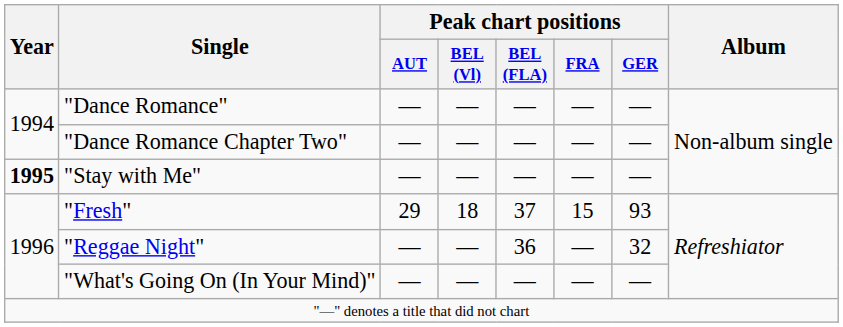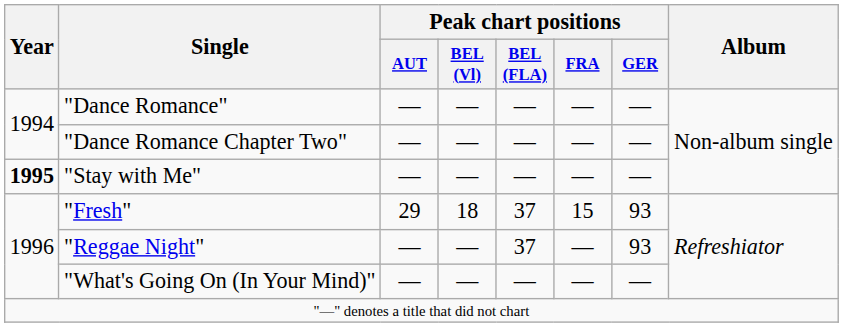(525, 246) 36 -> (525, 246) 37
(640, 246) 32 -> (640, 246) 93
